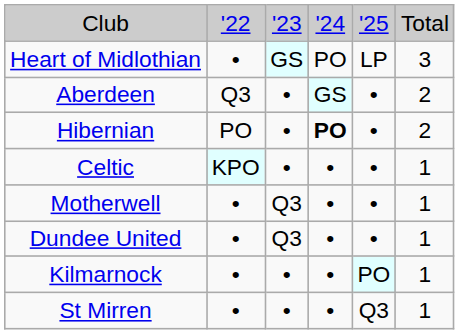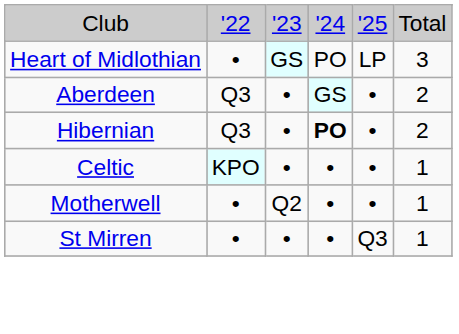(236, 131) PO -> (236, 131) Q3
(287, 203) Q3 -> (287, 203) Q2
- row: (106, 239)
- row: (106, 275)
